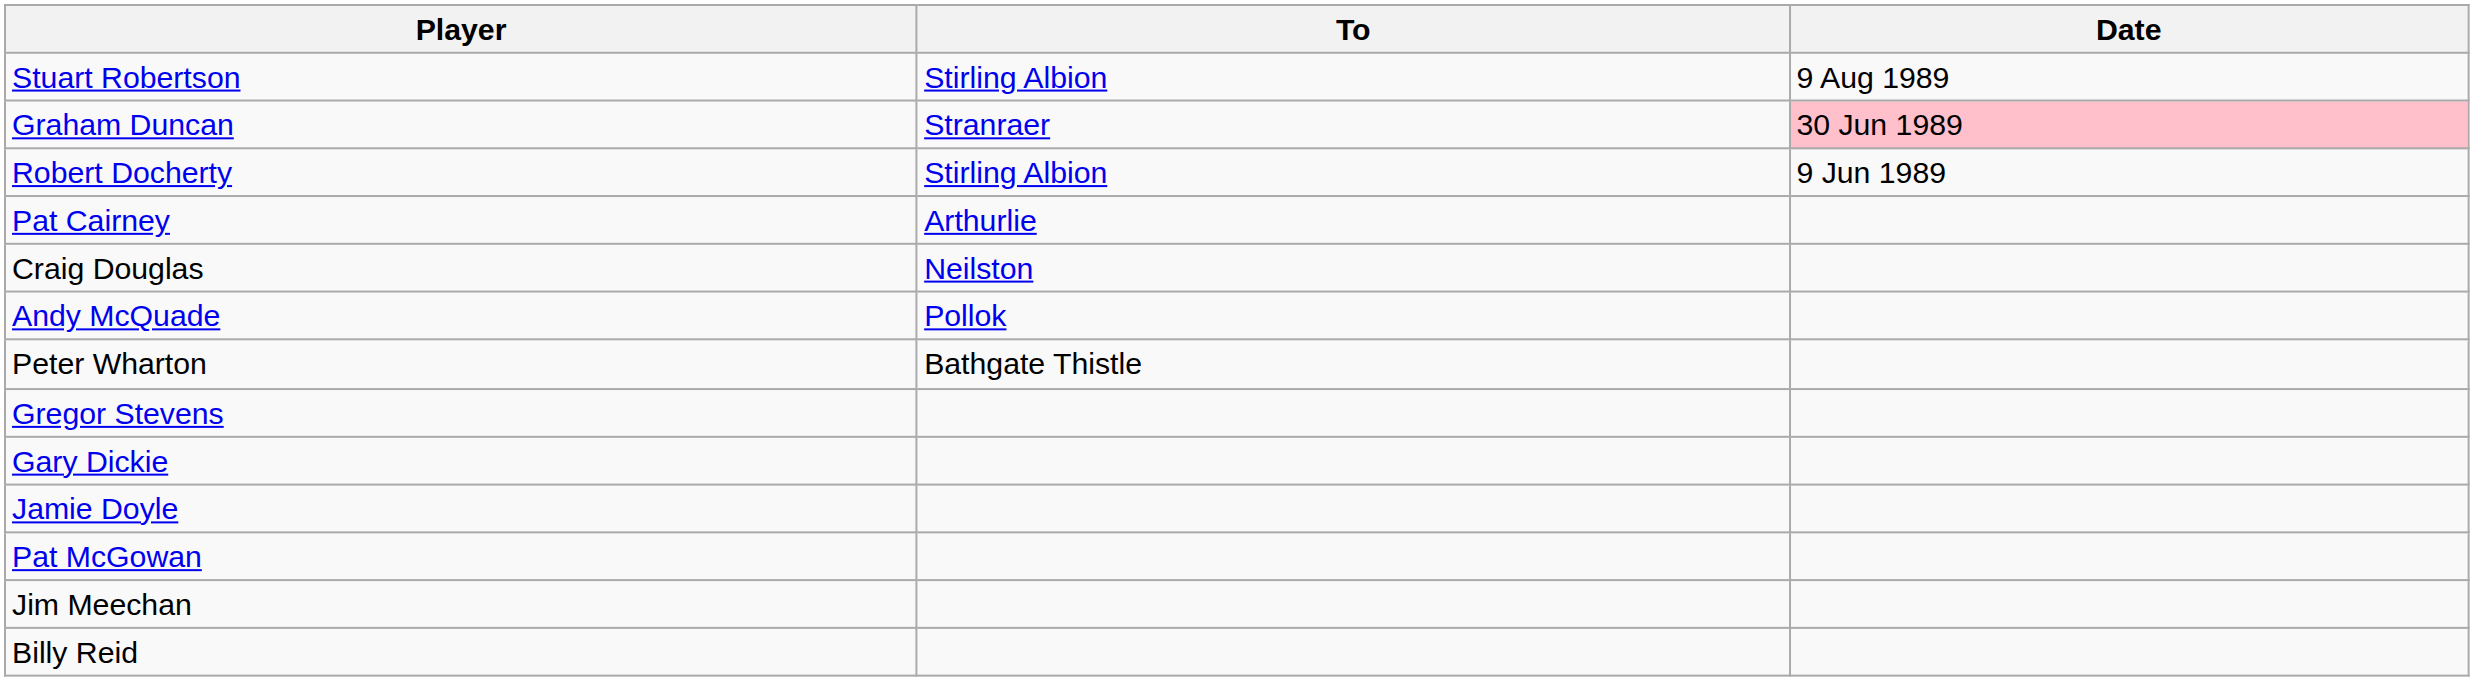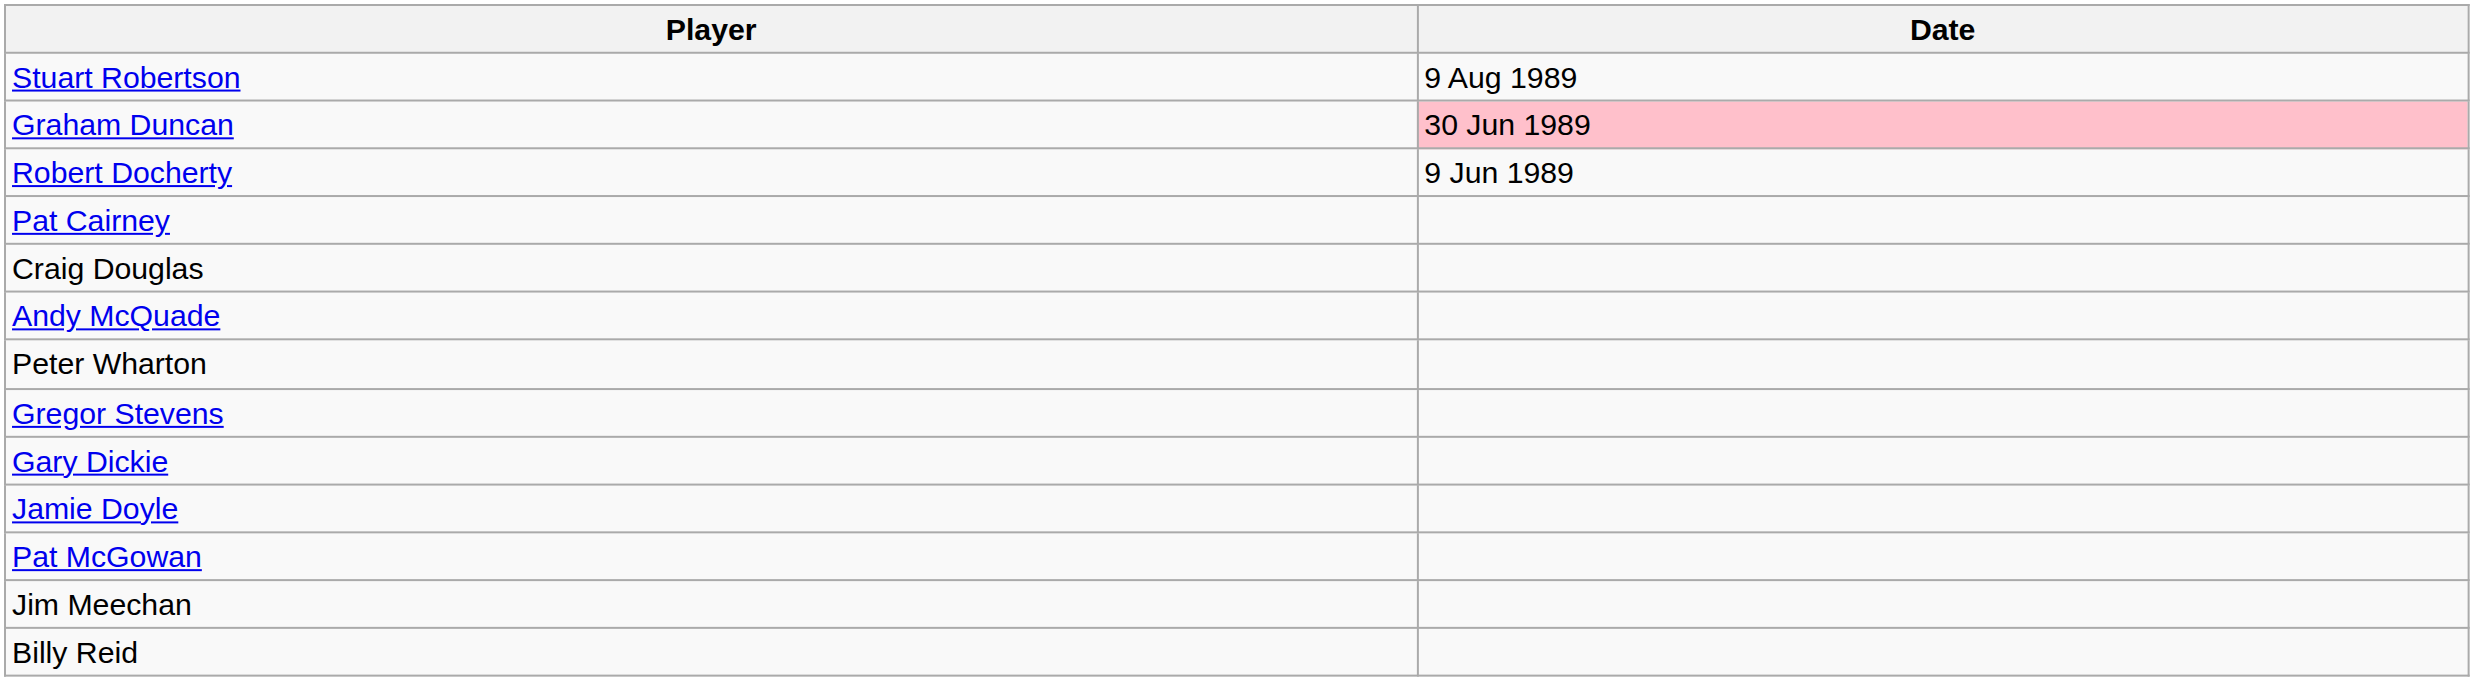- column: (1353, 29)
